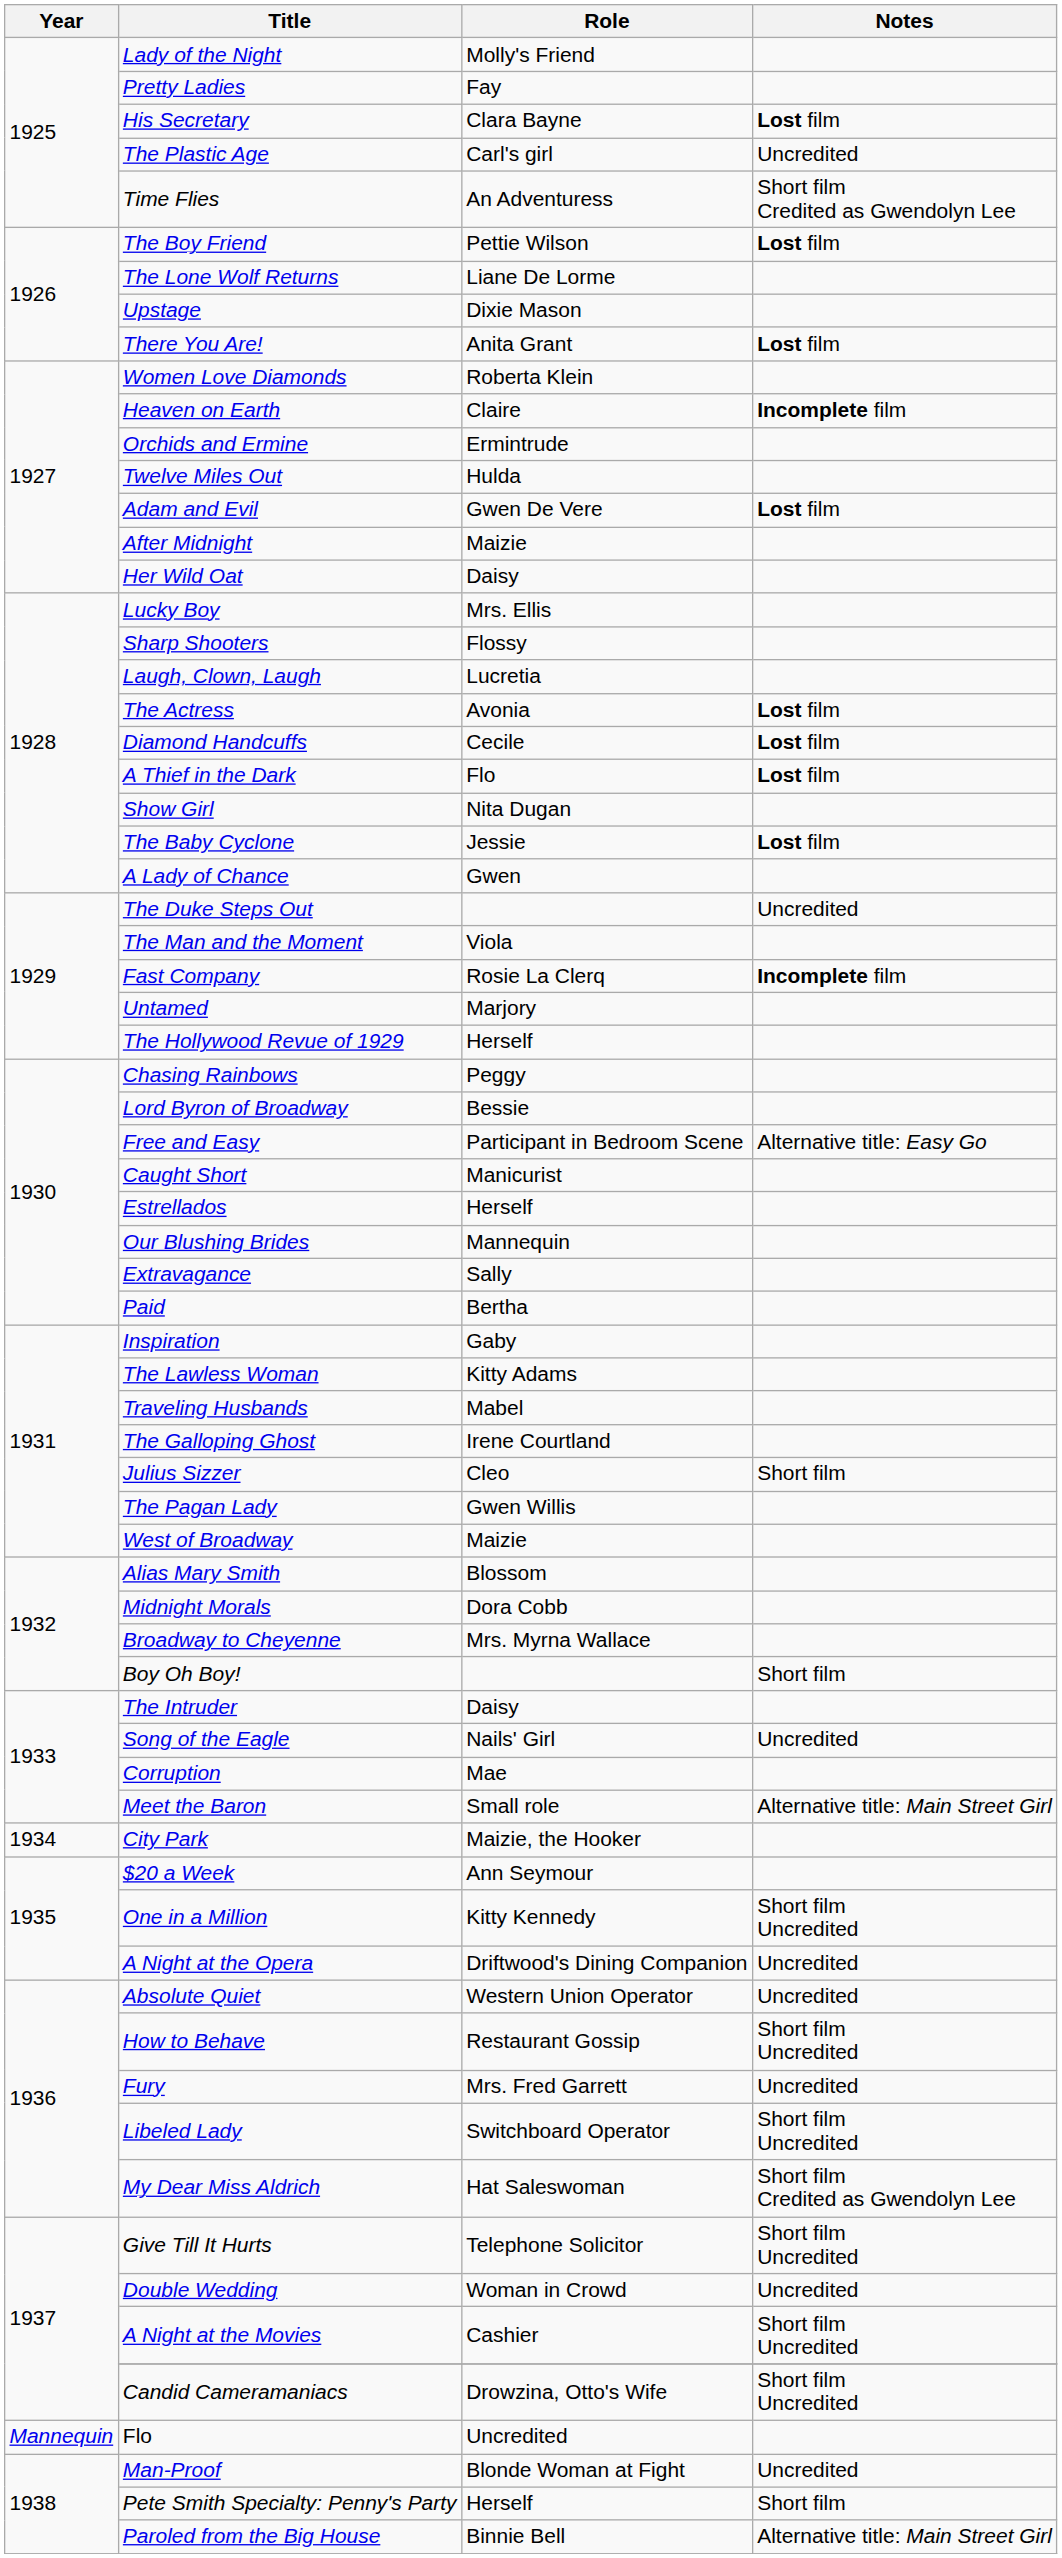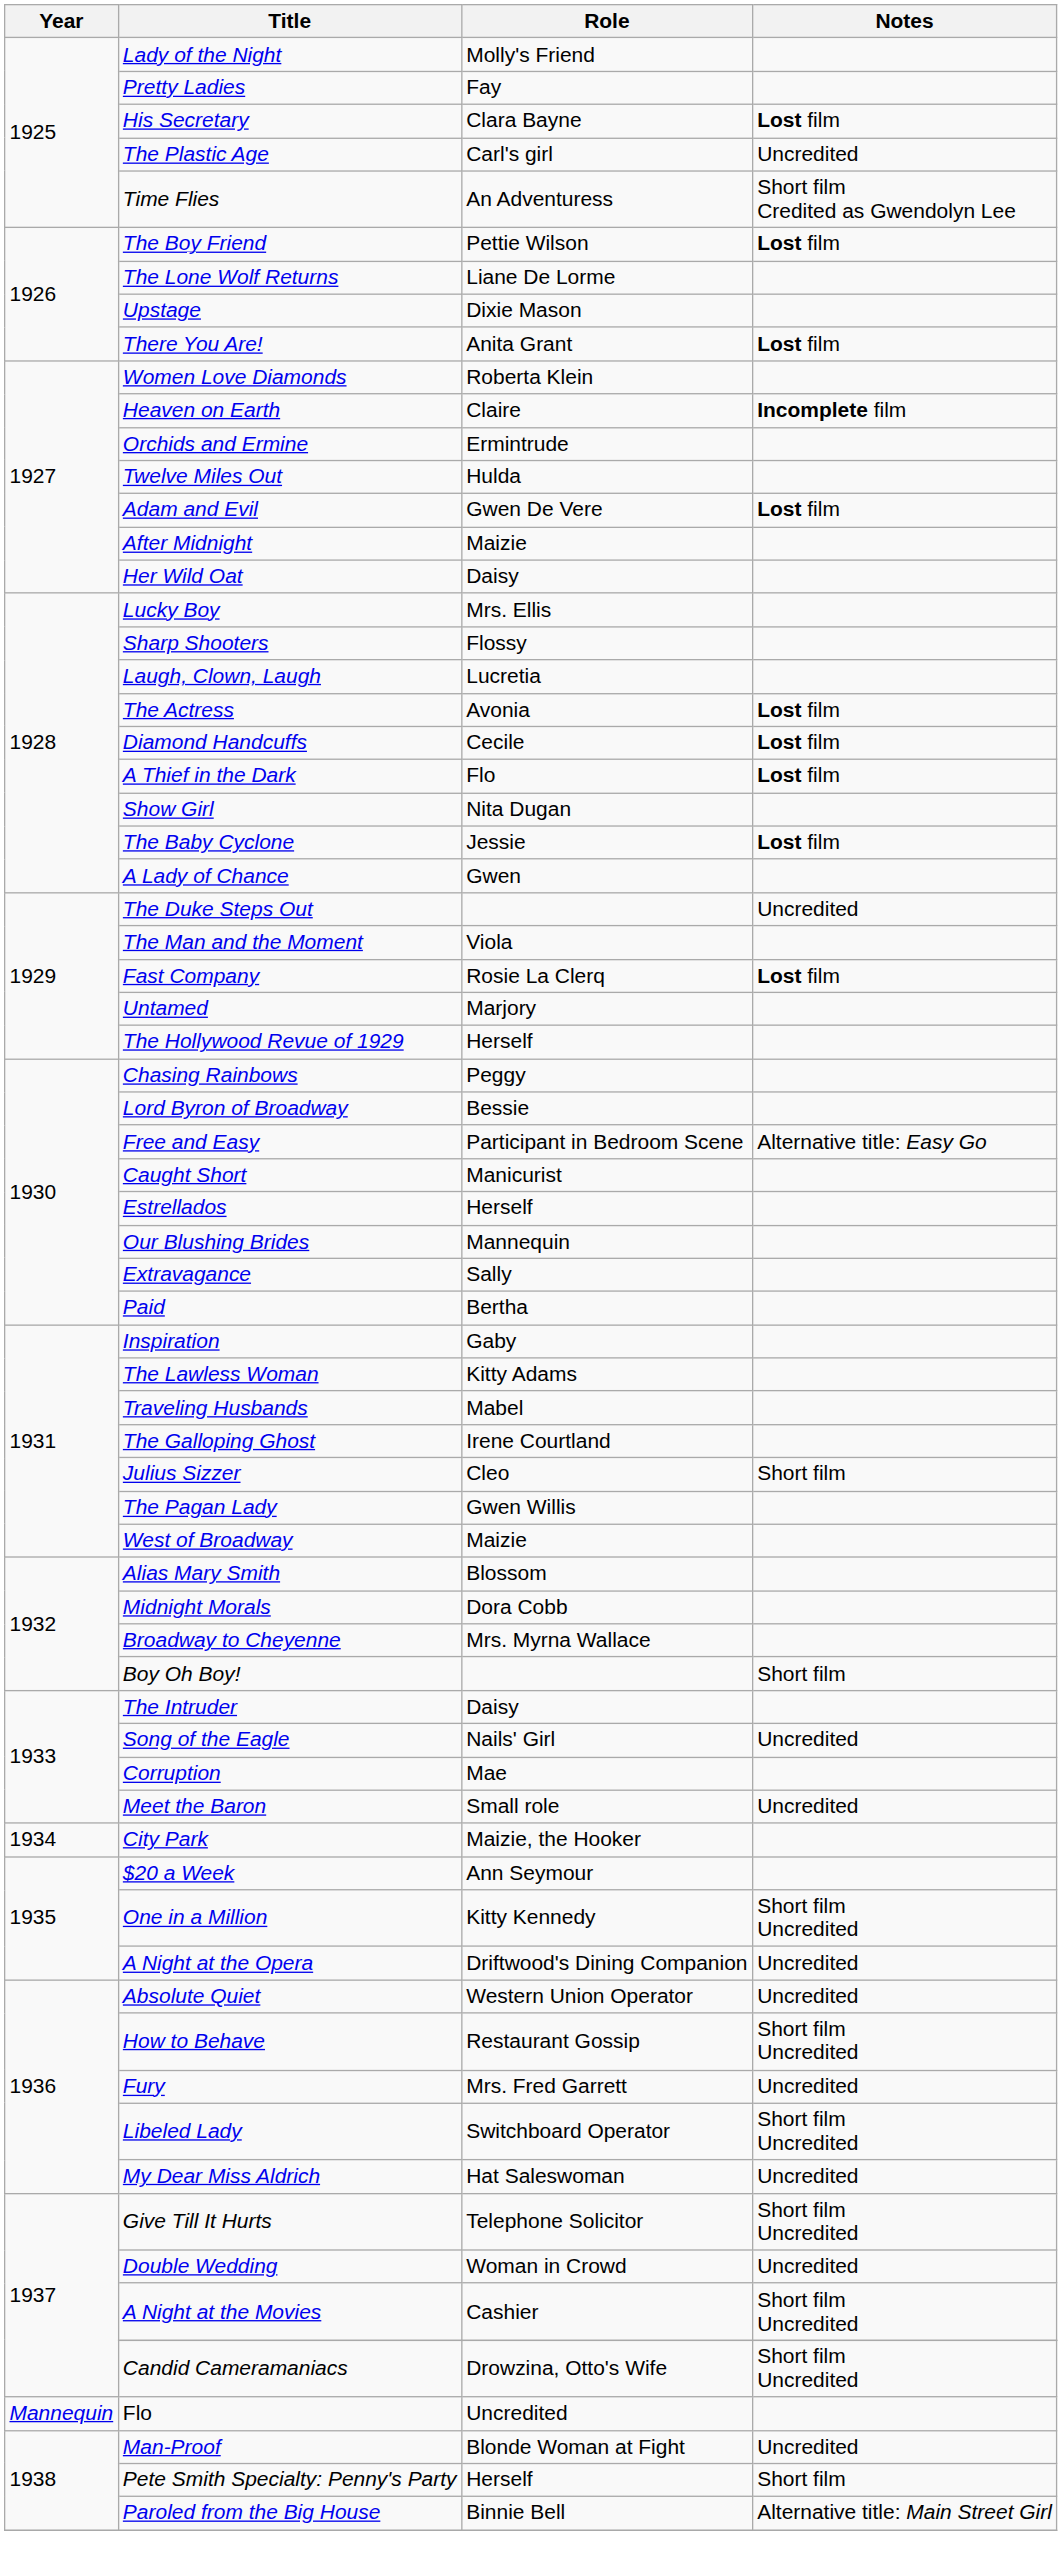(832, 975) Incomplete film -> (799, 975) Lost film
(905, 1806) Alternative title: Main Street Girl -> (808, 1806) Uncredited
(886, 2188) Short film Credited as Gwendolyn Lee -> (808, 2176) Uncredited
